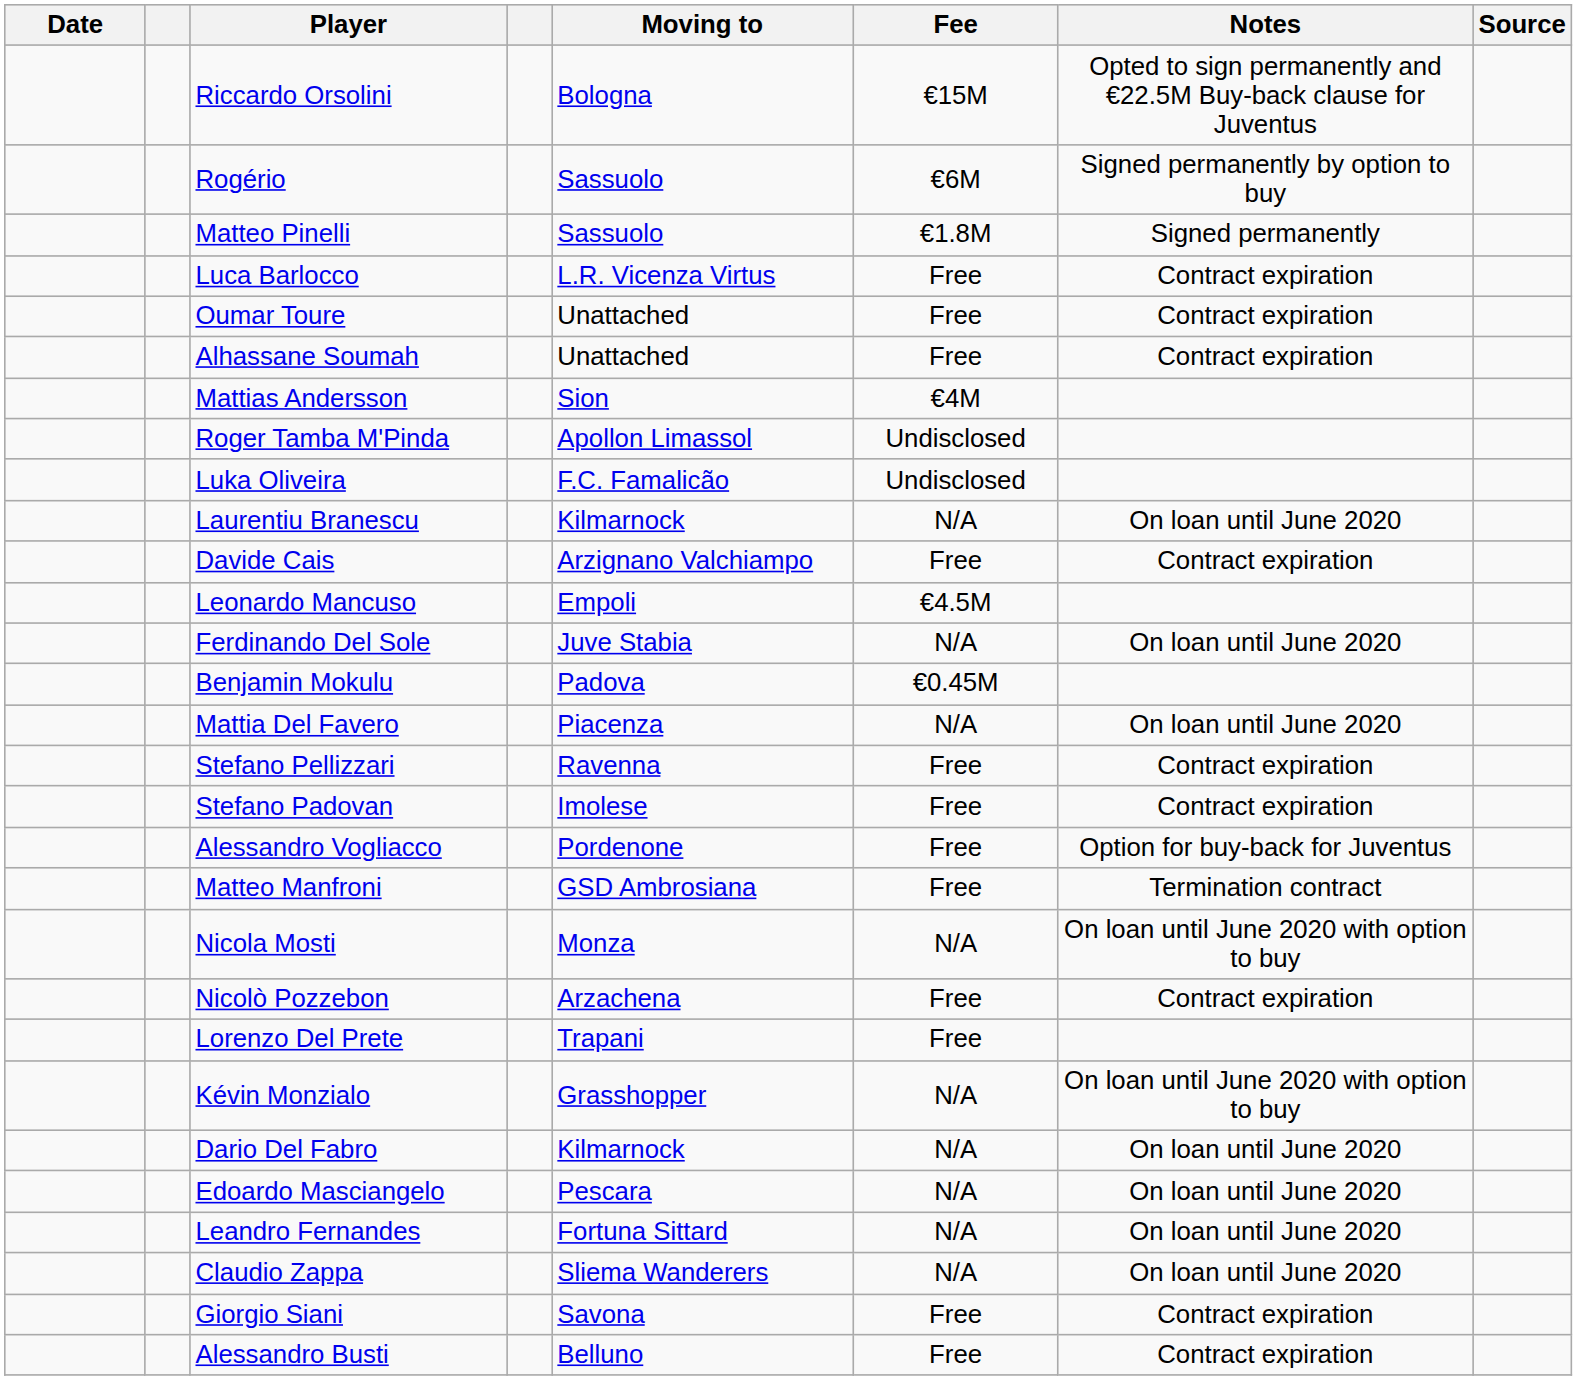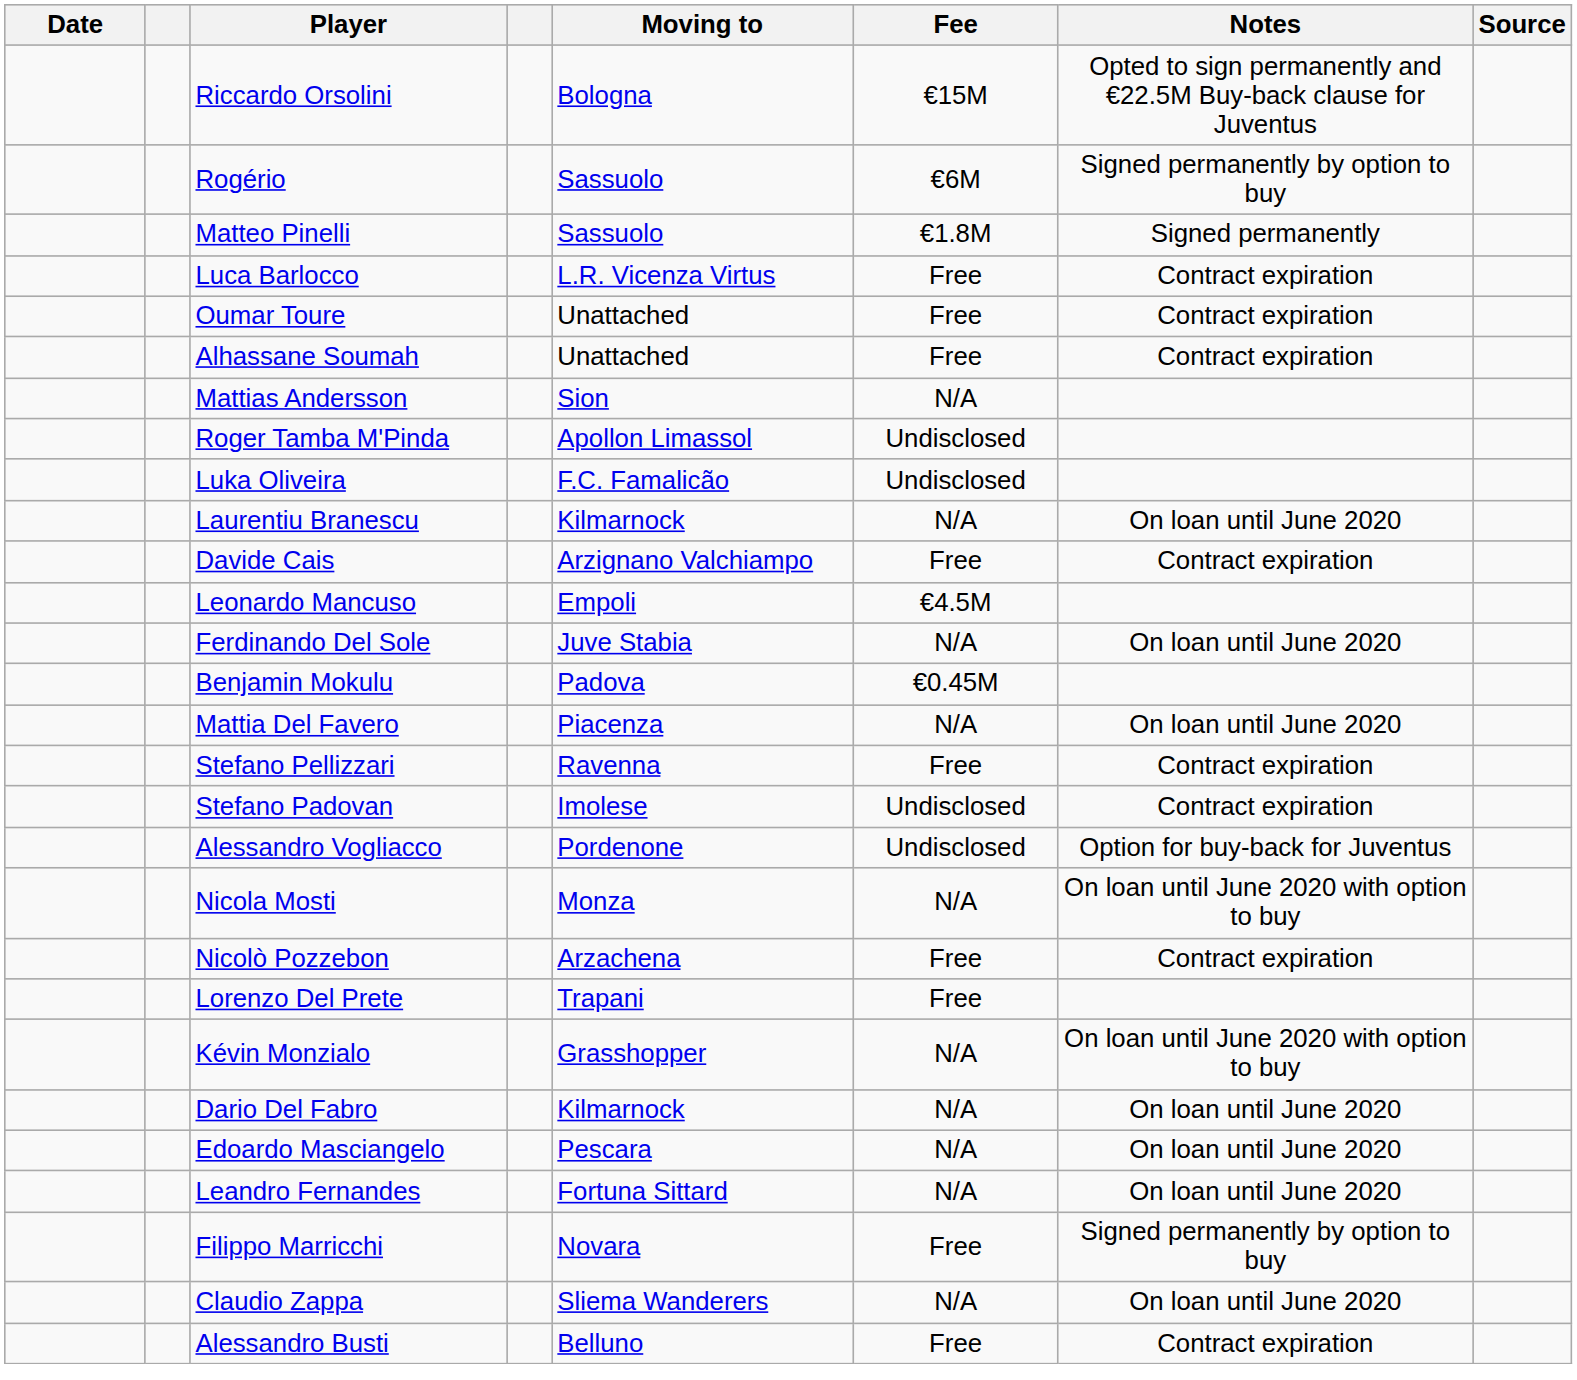(956, 397) €4M -> (956, 397) N/A
(956, 806) Free -> (956, 806) Undisclosed
(956, 847) Free -> (956, 847) Undisclosed
- row: (289, 888)
+ row: (289, 1246)
- row: (269, 1313)
